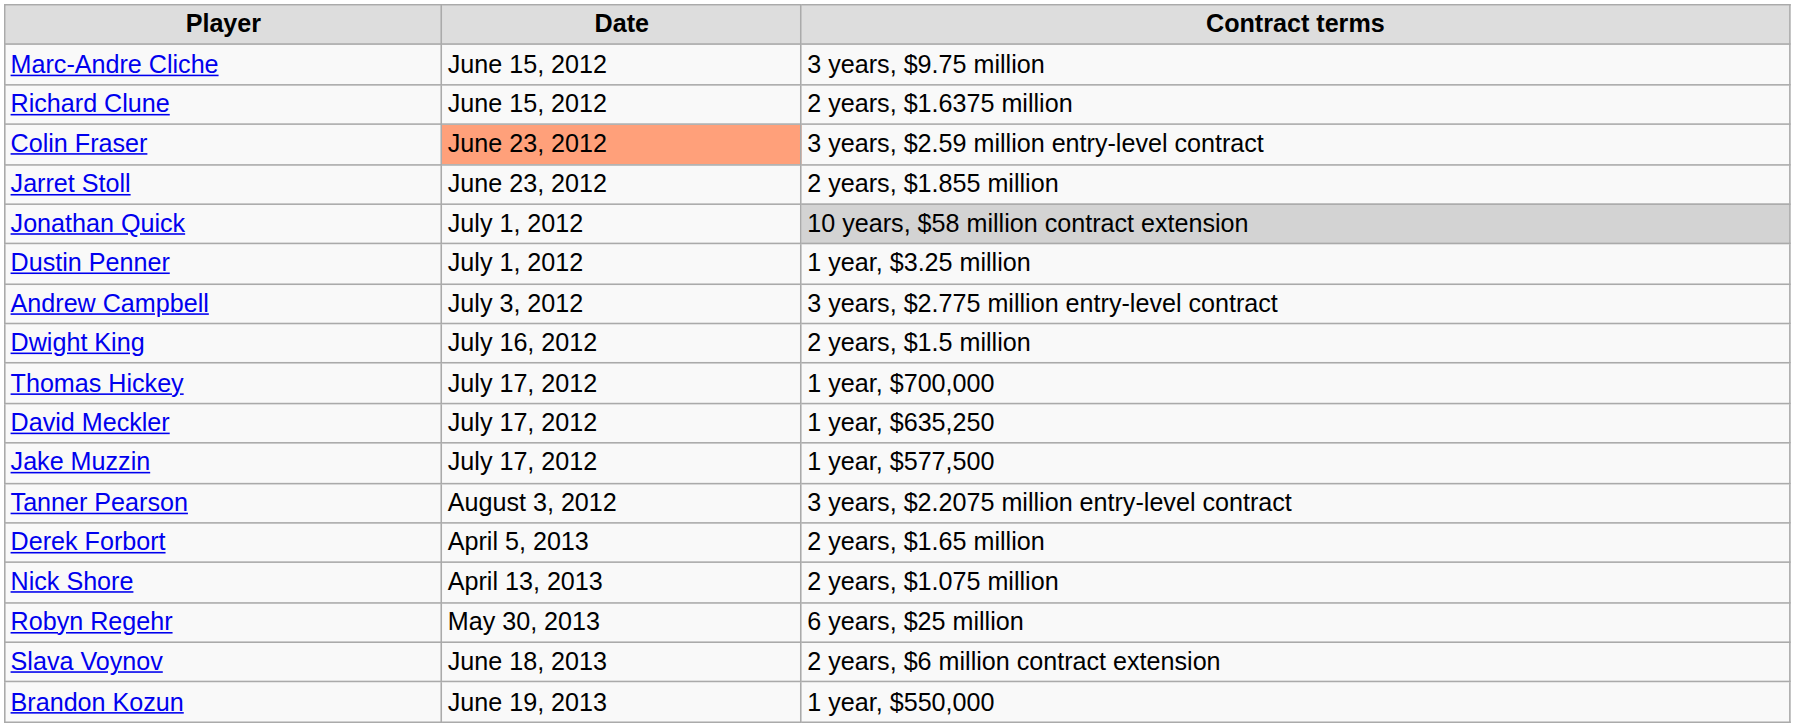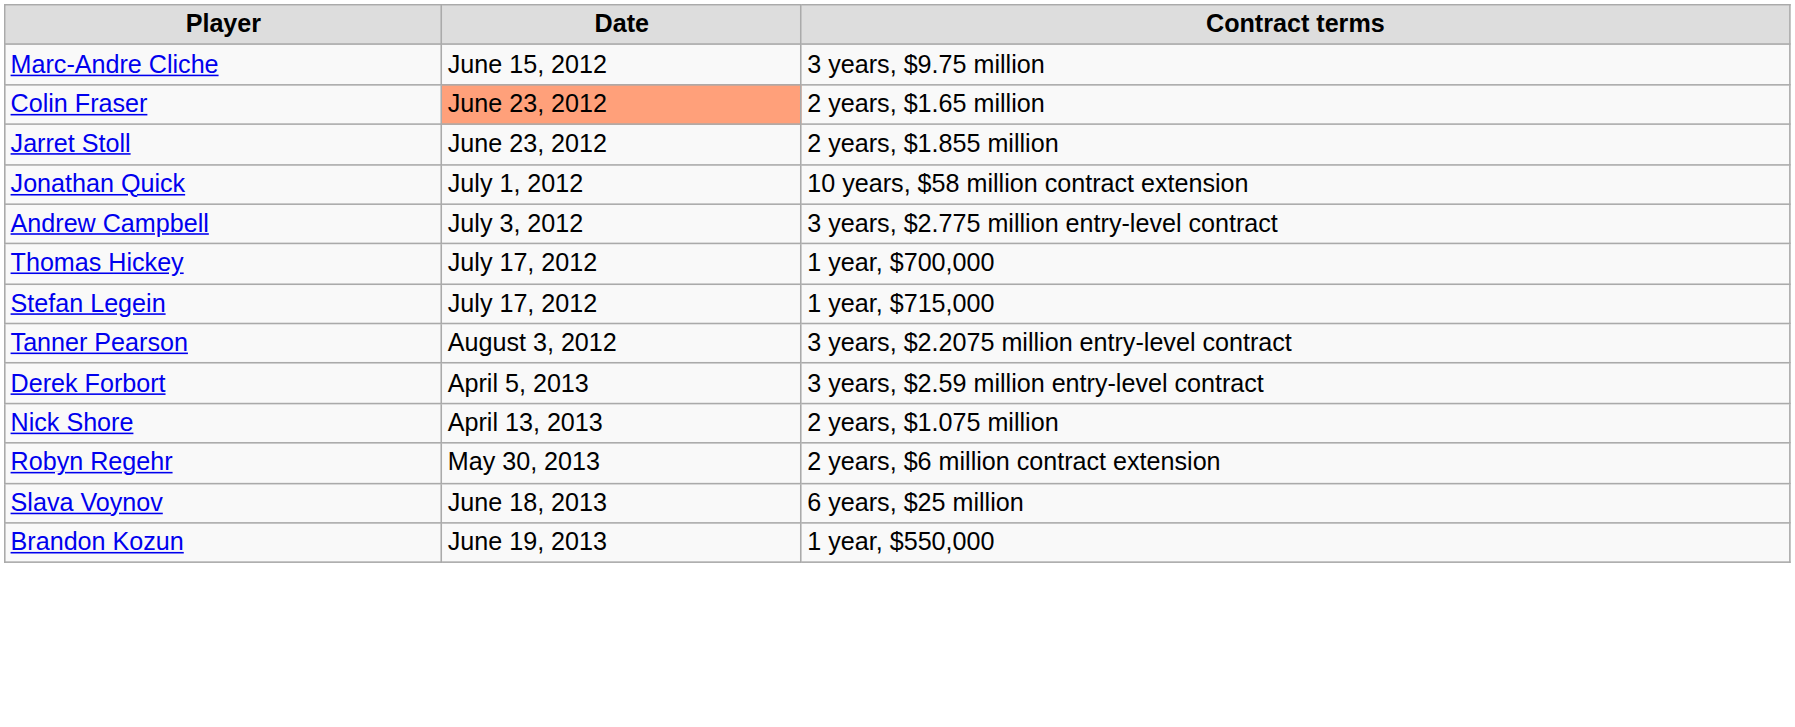- row: (90, 104)
(1036, 143) 3 years, $2.59 million entry-level contract -> (926, 104) 2 years, $1.65 million
(1028, 223) lightgrey background -> (1028, 183) no background
- row: (90, 263)
- row: (78, 343)
+ row: (88, 303)
- row: (90, 422)
- row: (80, 462)
(926, 542) 2 years, $1.65 million -> (1036, 382) 3 years, $2.59 million entry-level contract
(916, 622) 6 years, $25 million -> (1014, 462) 2 years, $6 million contract extension
(1014, 661) 2 years, $6 million contract extension -> (916, 502) 6 years, $25 million
